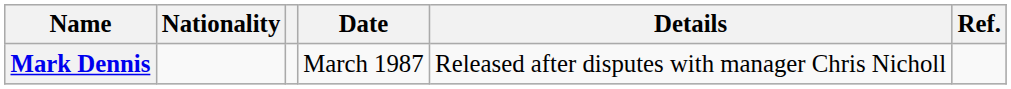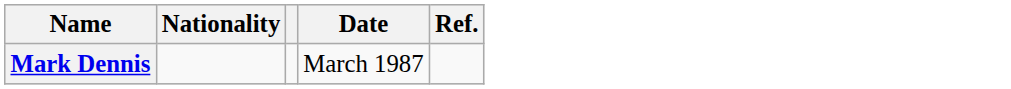- column: (691, 24)
